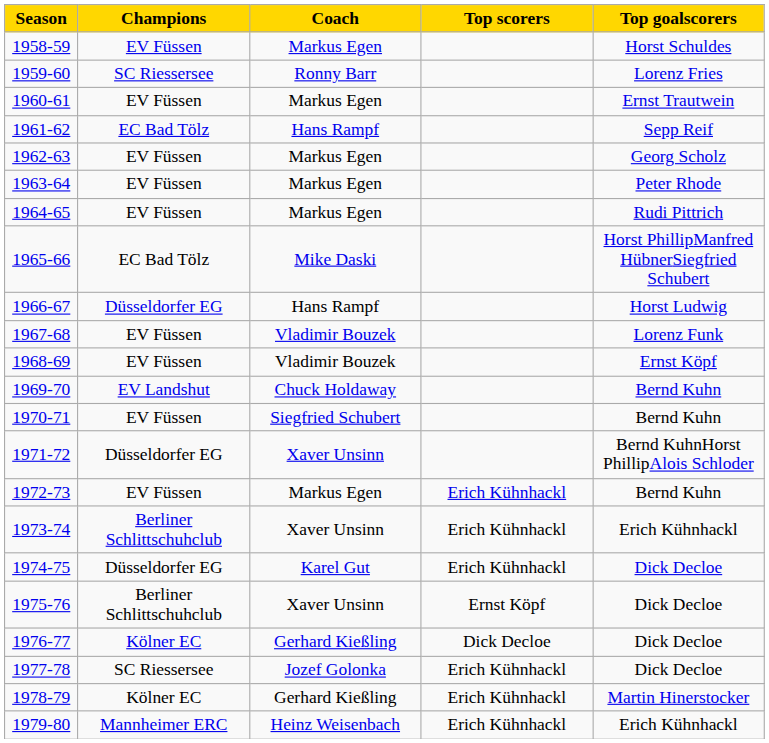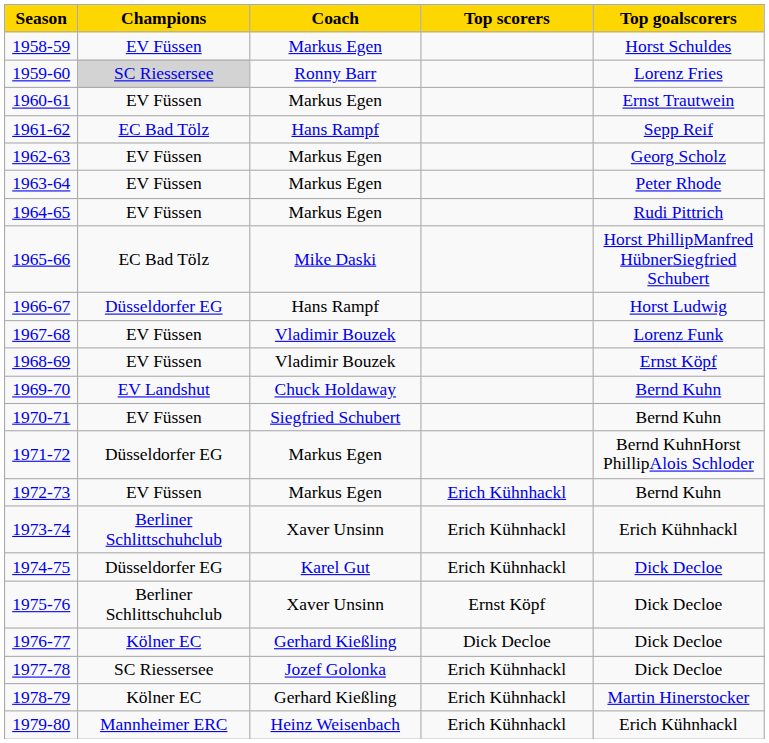(164, 73) no background -> (164, 73) lightgrey background
(335, 454) Xaver Unsinn -> (335, 454) Markus Egen
